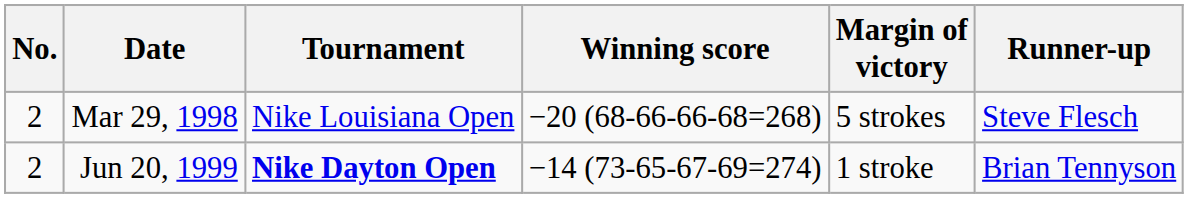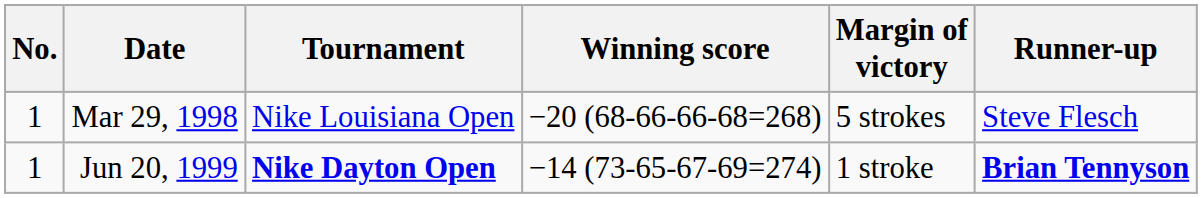(35, 116) 2 -> (35, 116) 1
(35, 167) 2 -> (35, 167) 1
(1079, 167) normal -> (1086, 167) bold
